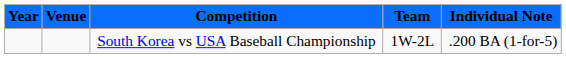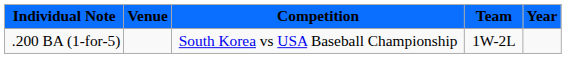columns swapped: (23, 16) <-> (501, 16)
